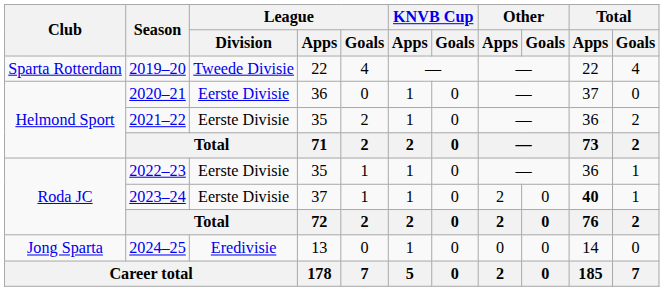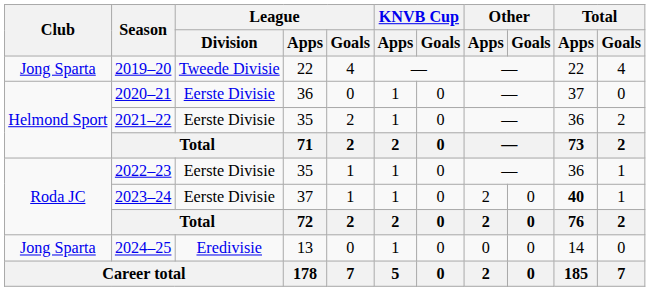(65, 68) Sparta Rotterdam -> (58, 68) Jong Sparta
